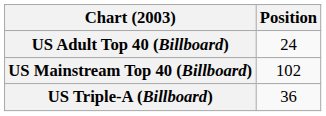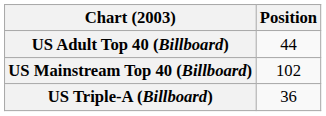(288, 44) 24 -> (288, 44) 44
